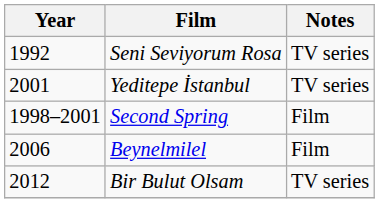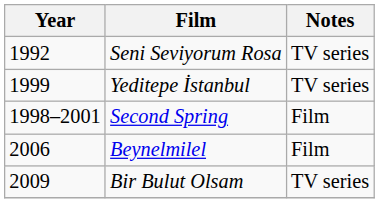(30, 85) 2001 -> (30, 85) 1999
(30, 181) 2012 -> (30, 181) 2009
